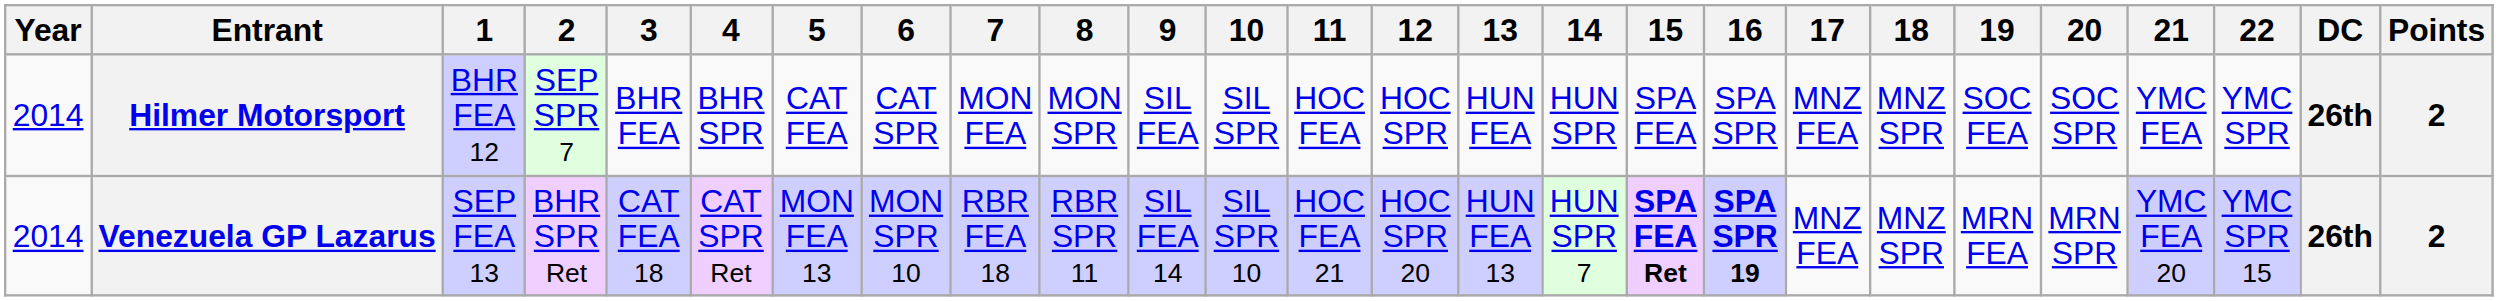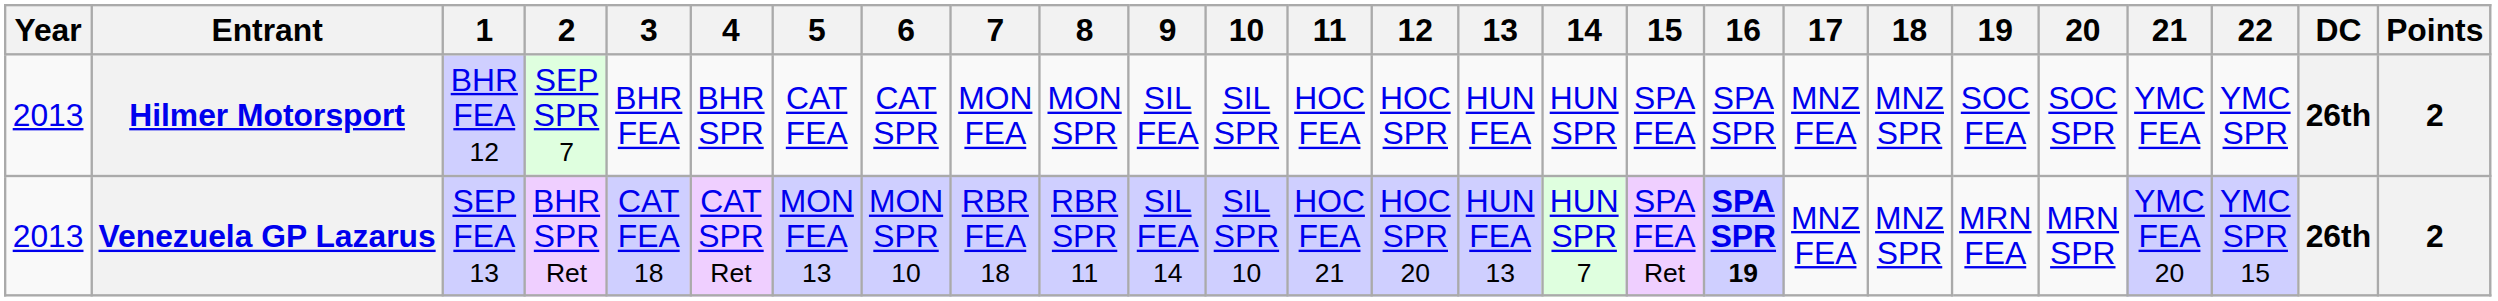(48, 115) 2014 -> (48, 115) 2013
(48, 235) 2014 -> (48, 235) 2013
(1666, 235) bold -> (1665, 234) normal
